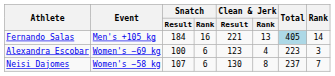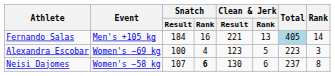(205, 51) 6 -> (205, 51) 4
(266, 51) 4 -> (266, 51) 5
(205, 64) normal -> (205, 64) bold
(266, 64) 8 -> (266, 64) 6
(318, 64) 7 -> (318, 64) 8
